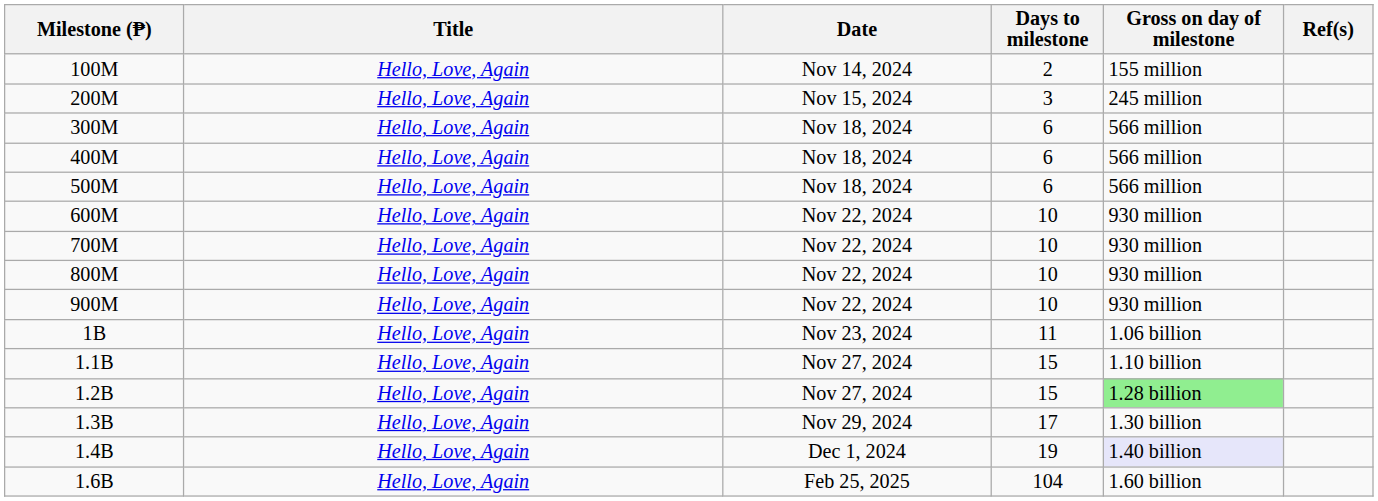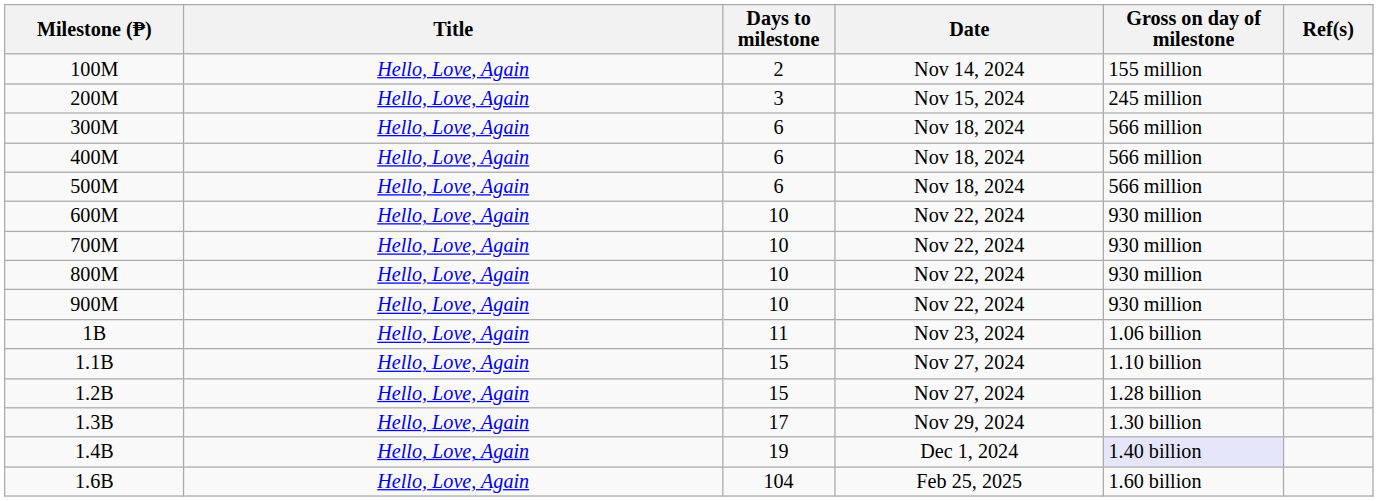columns swapped: (857, 29) <-> (1048, 29)
(1155, 392) lightgreen background -> (1155, 392) no background
